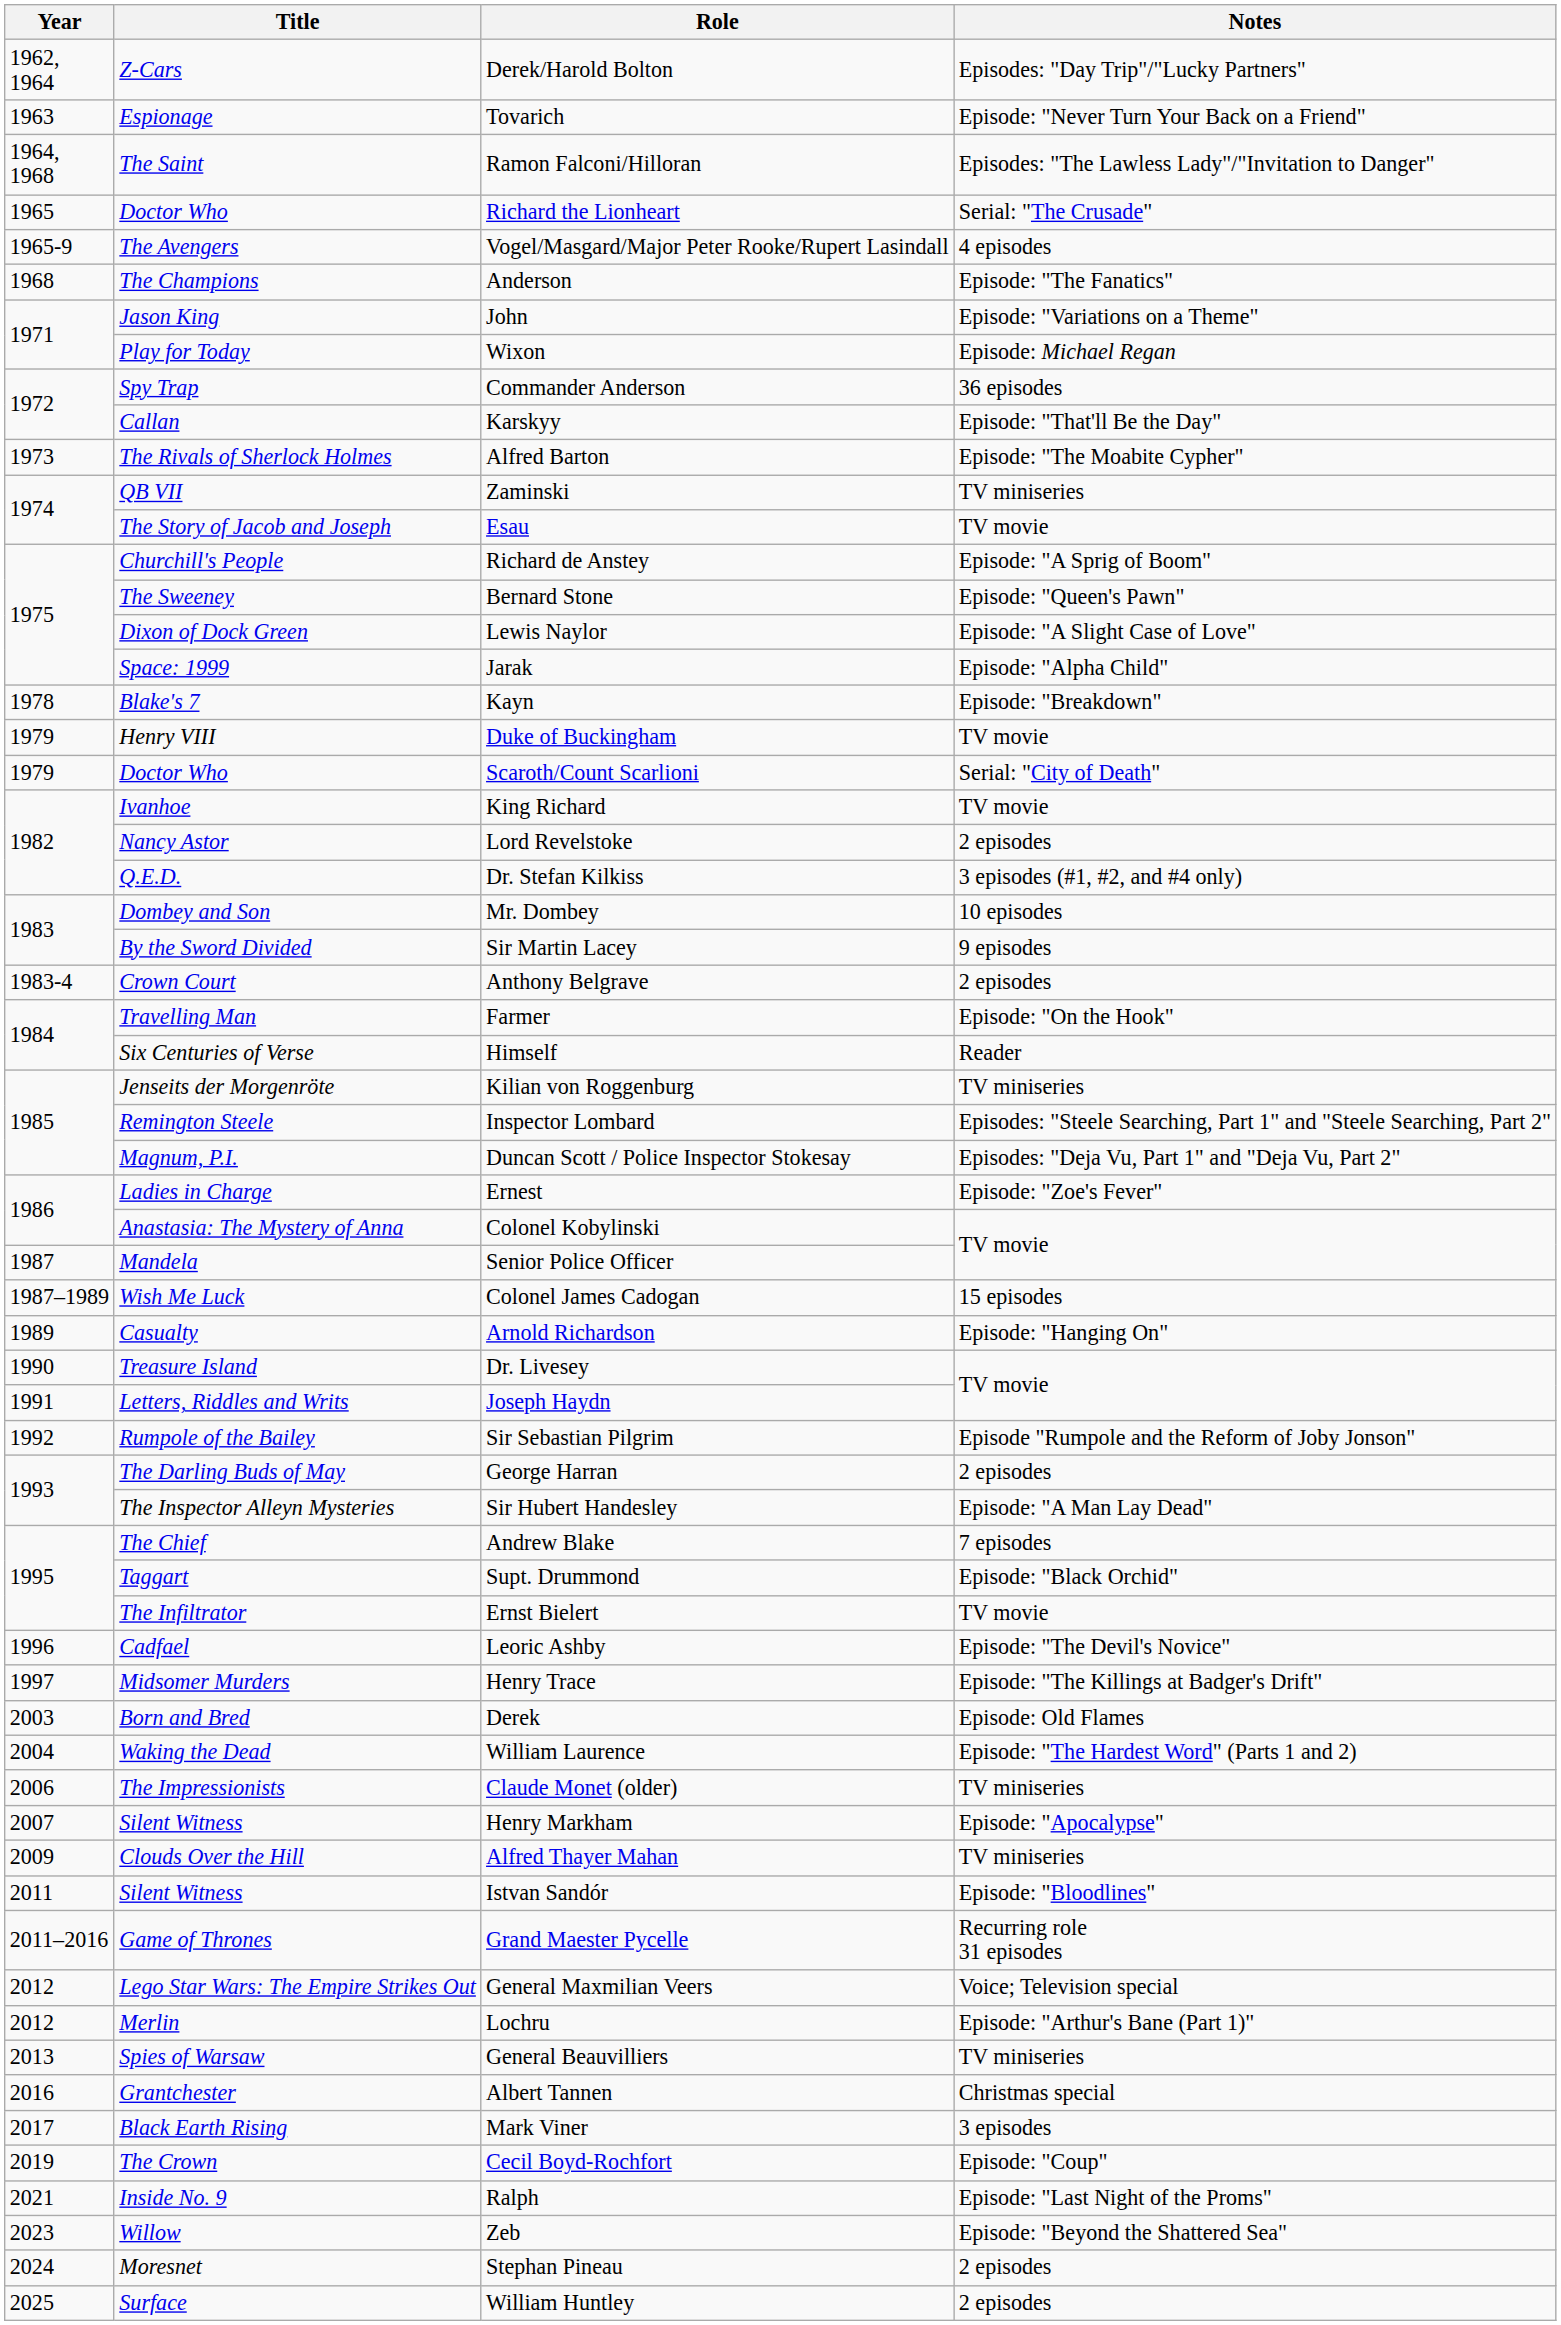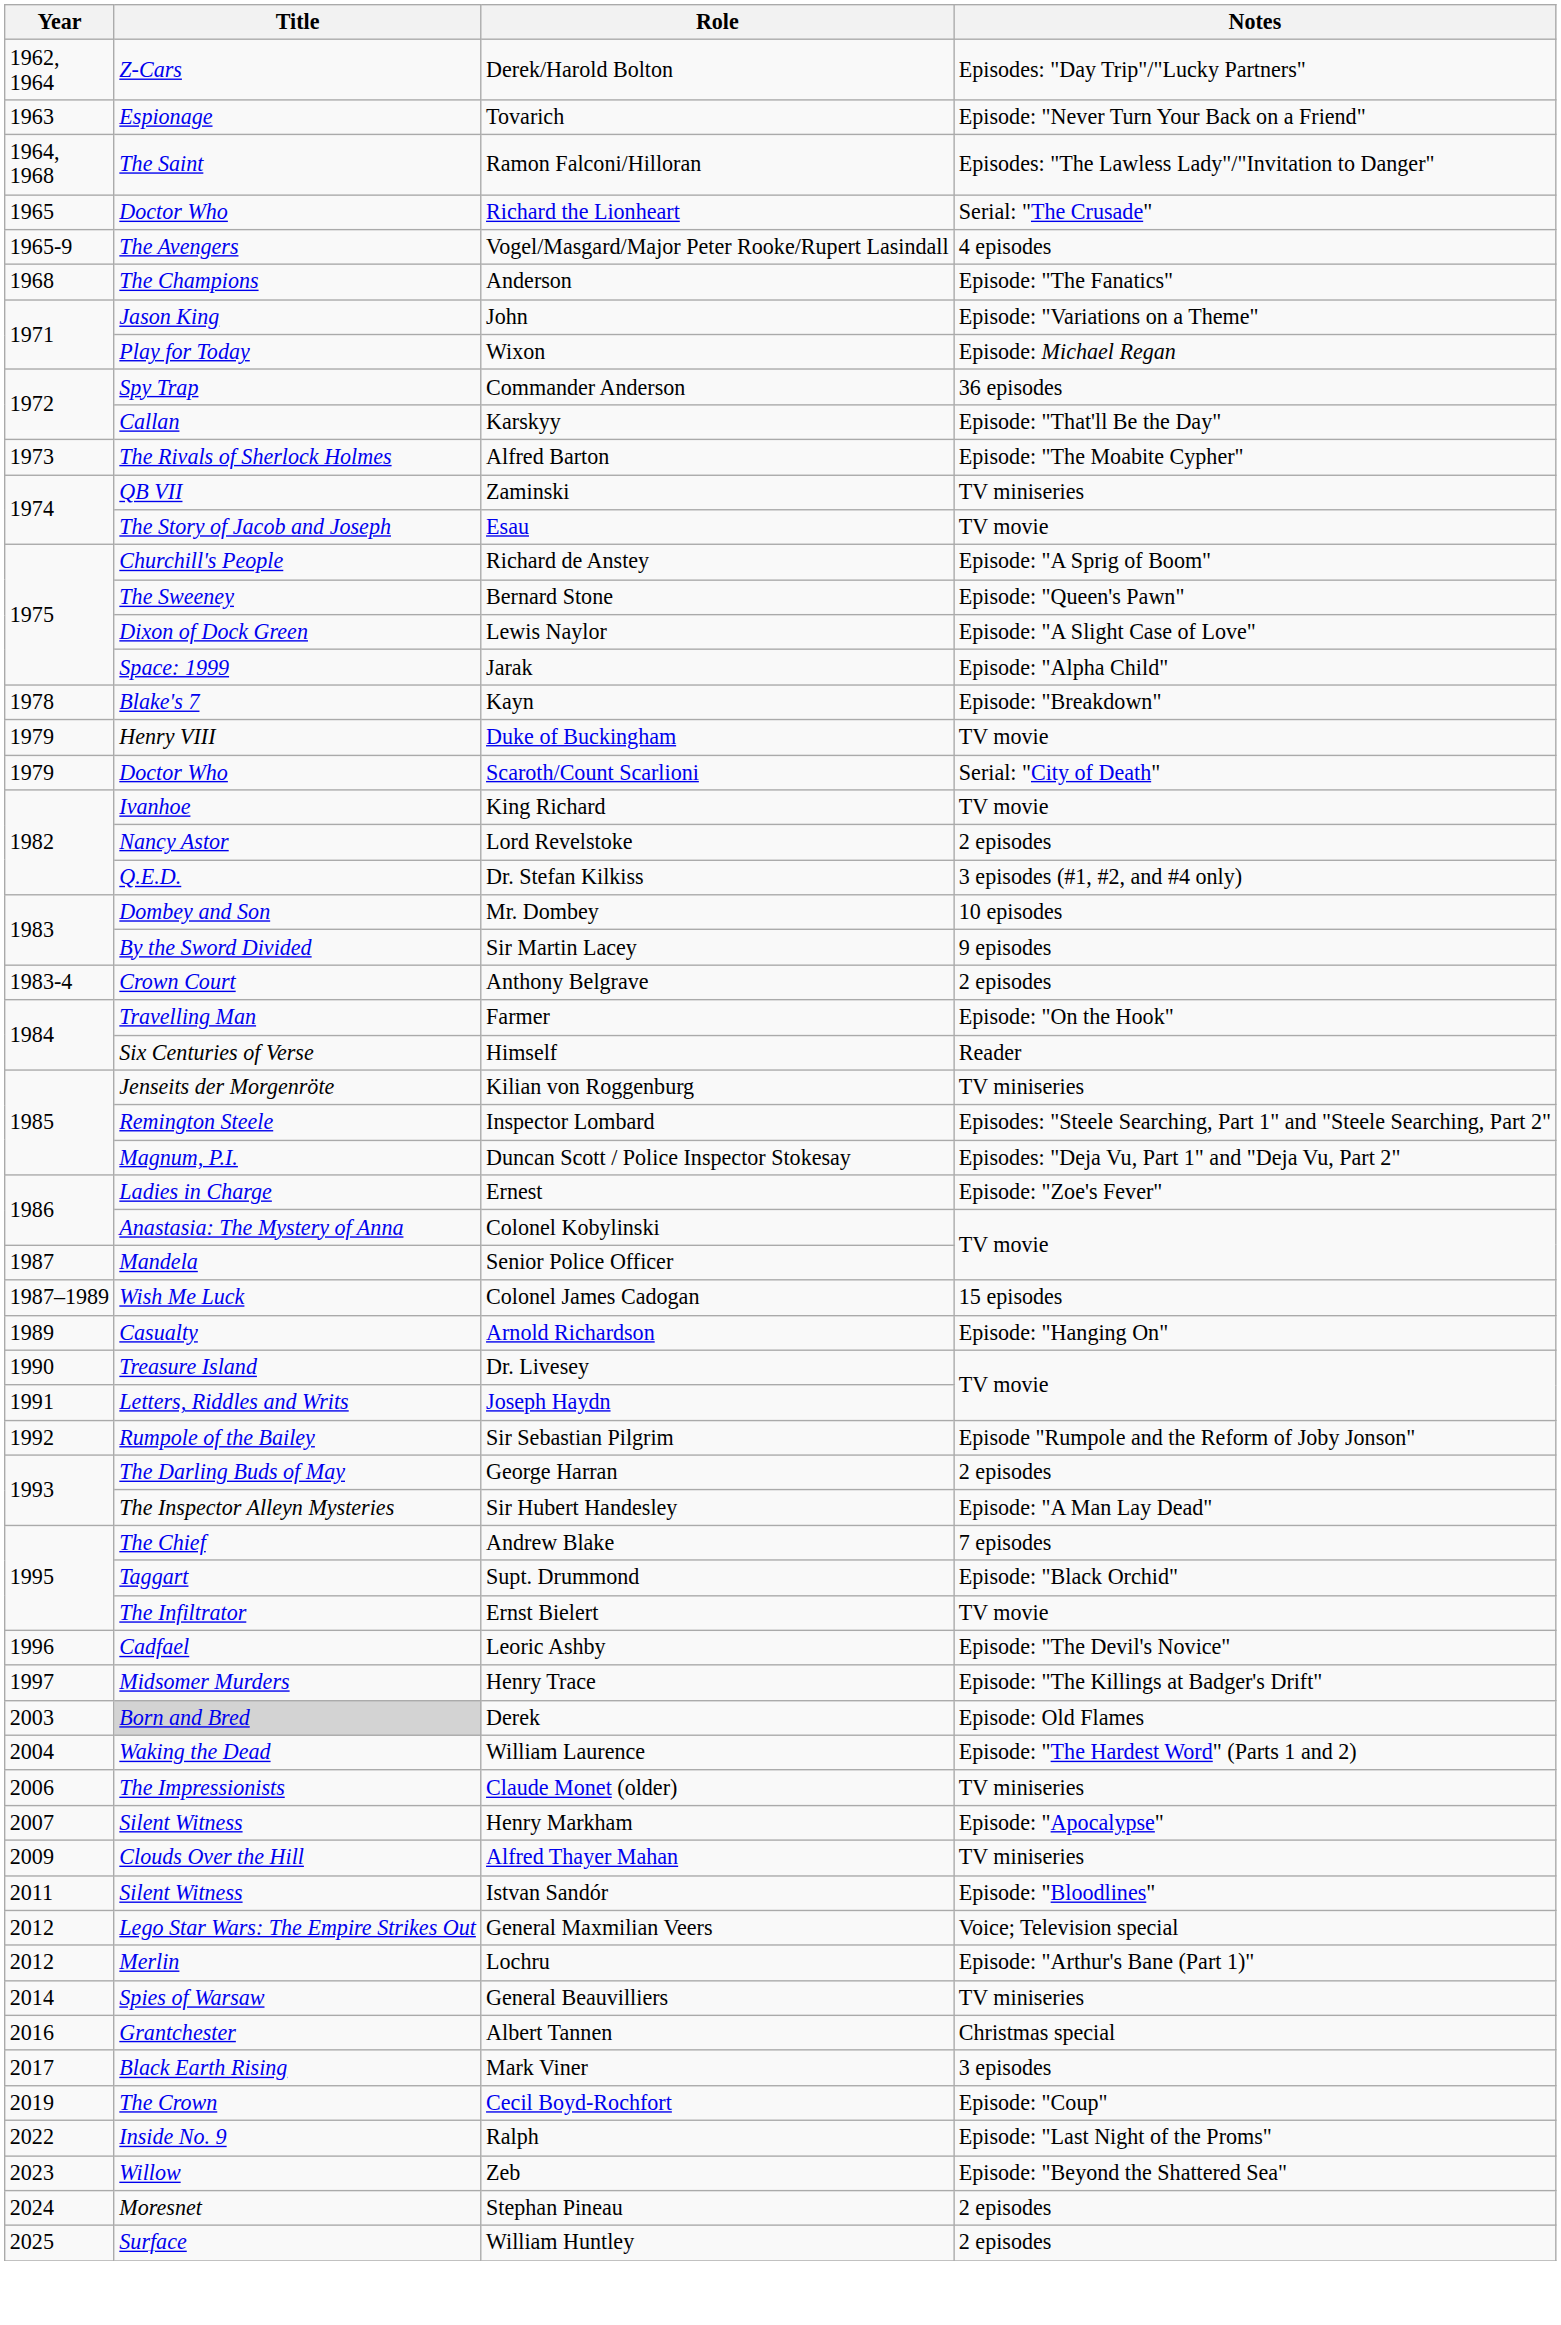(185, 1717) no background -> (185, 1717) lightgrey background
- row: (587, 1940)
(32, 2057) 2013 -> (32, 1997) 2014
(32, 2197) 2021 -> (32, 2137) 2022
